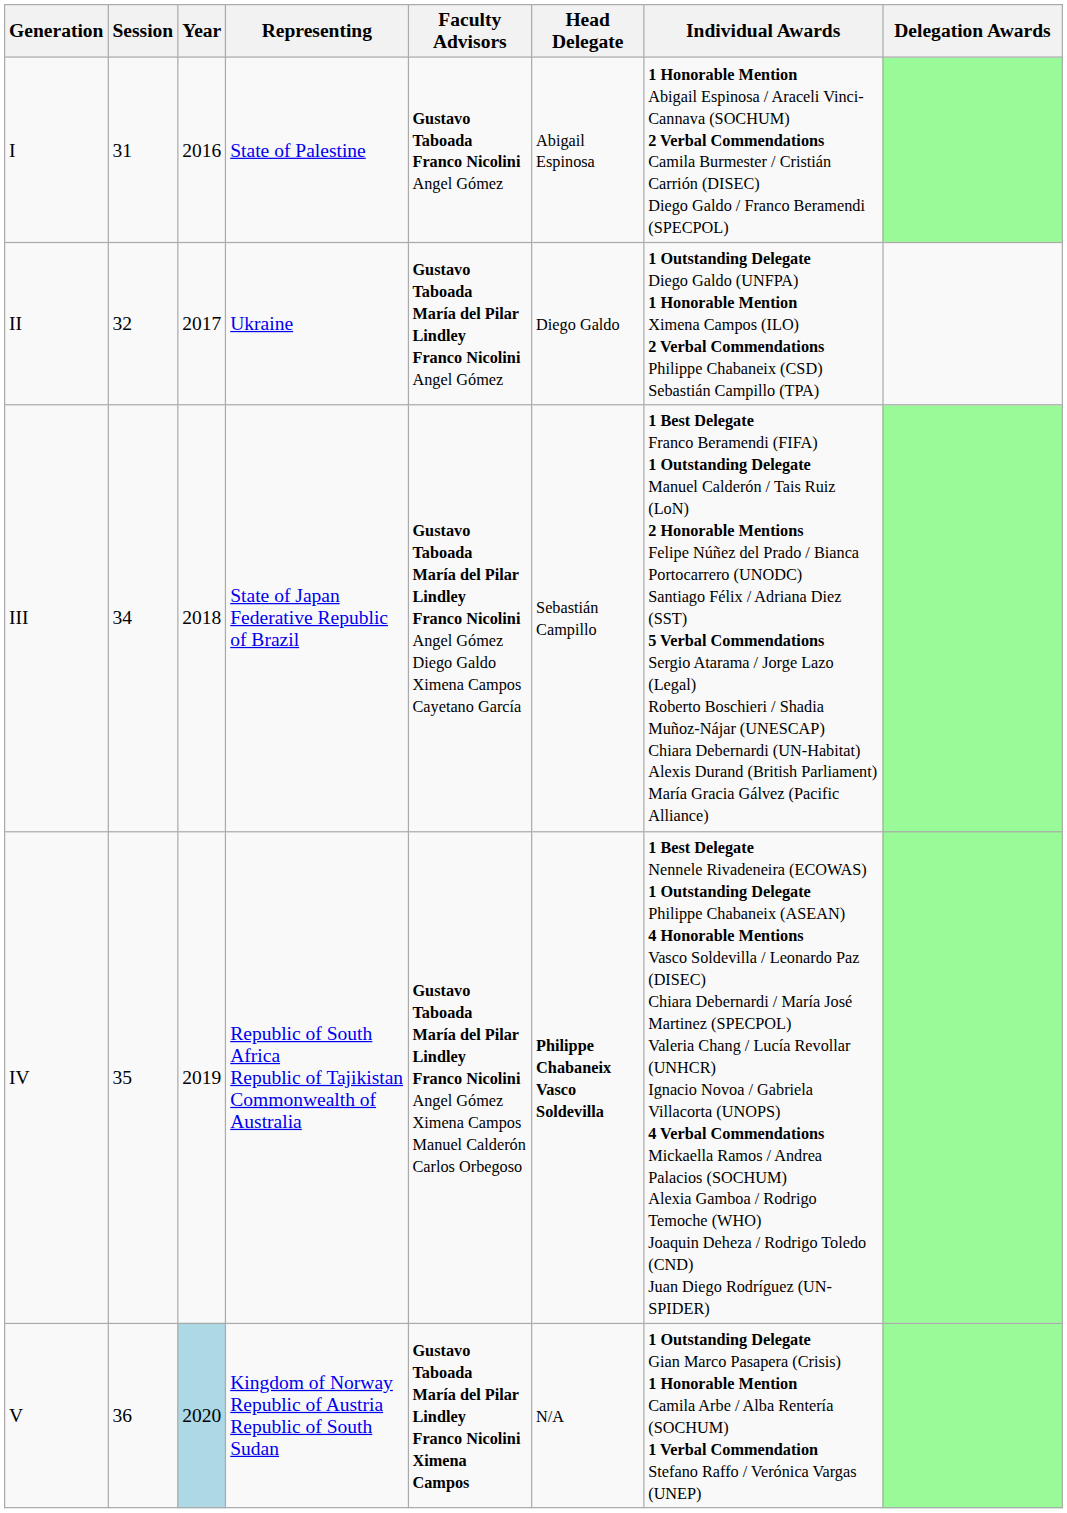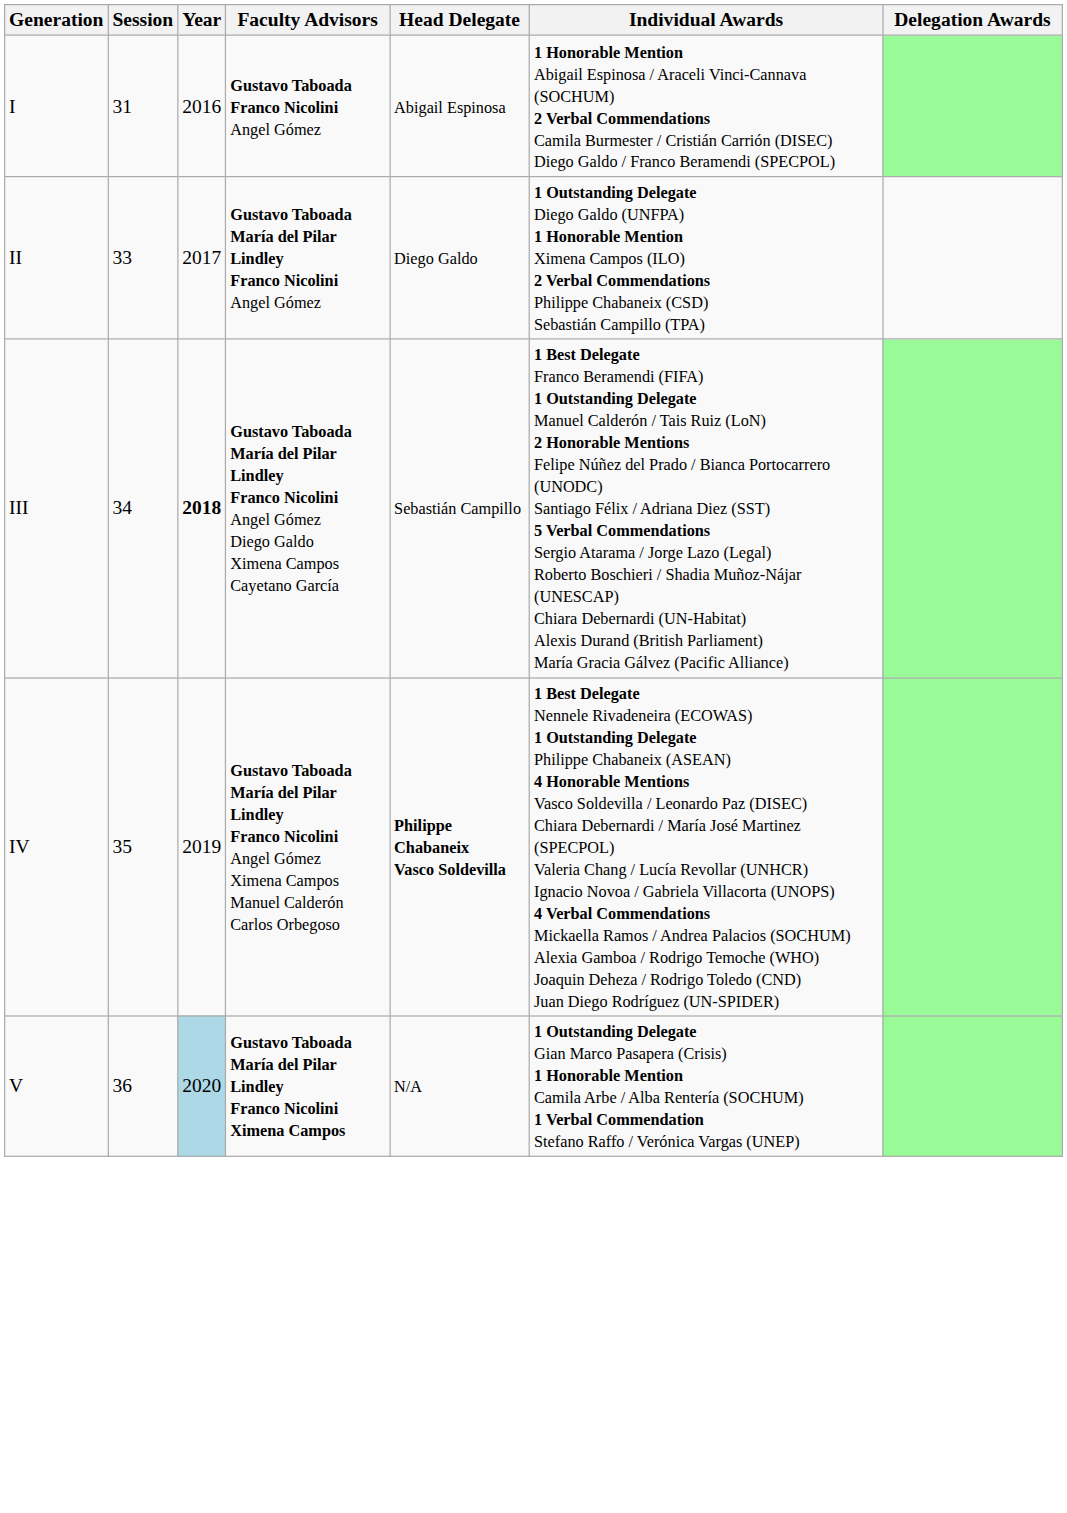- column: (317, 30)
(122, 323) 32 -> (122, 257) 33
(202, 617) normal -> (202, 508) bold
